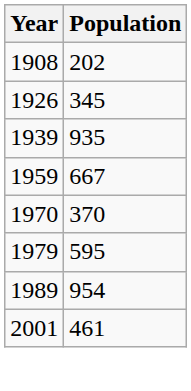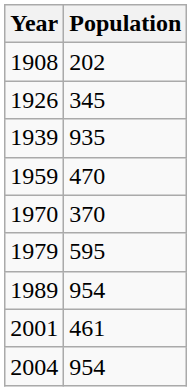(87, 175) 667 -> (87, 175) 470
+ row: (34, 366)
